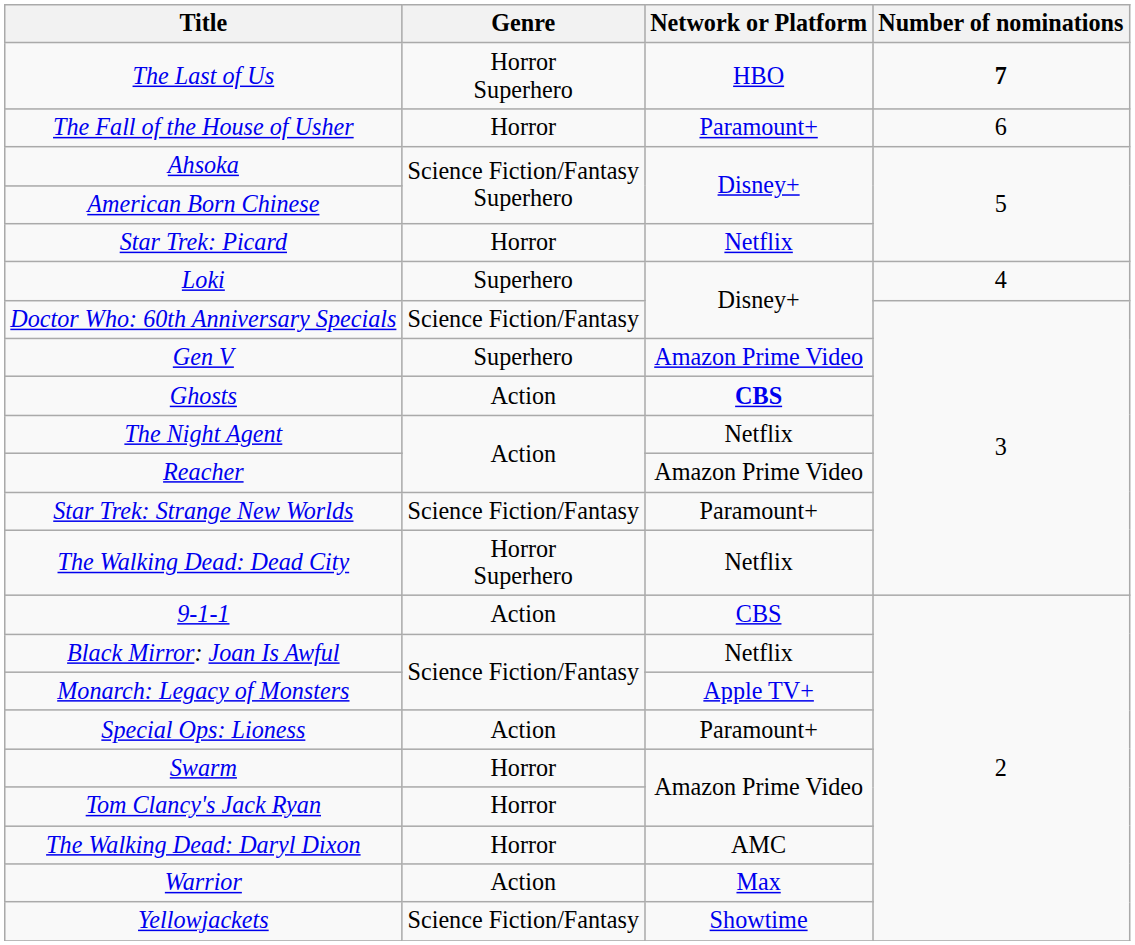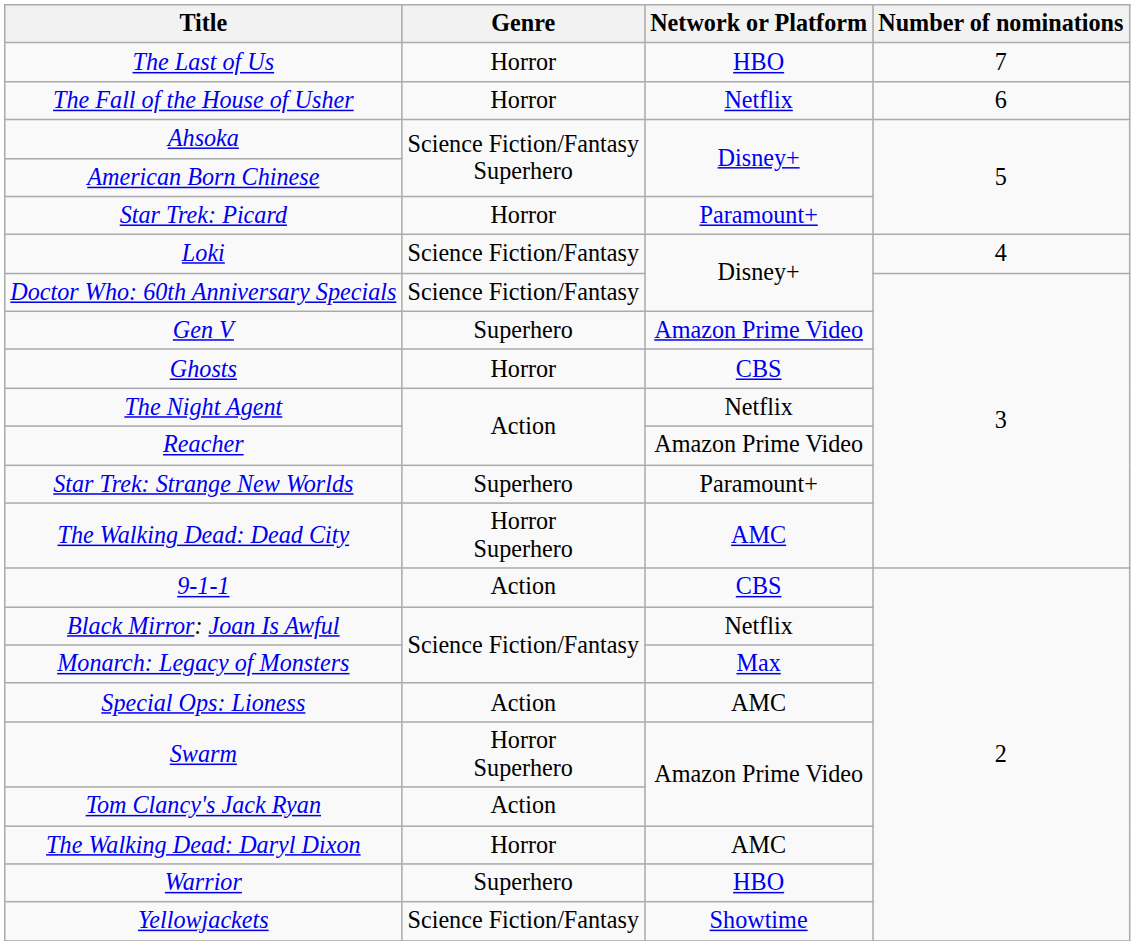(523, 75) Horror Superhero -> (523, 61) Horror
(1001, 75) bold -> (1001, 61) normal
(759, 127) Paramount+ -> (759, 100) Netflix
(759, 242) Netflix -> (759, 215) Paramount+
(523, 280) Superhero -> (523, 253) Science Fiction/Fantasy
(523, 395) Action -> (523, 368) Horror
(759, 395) bold -> (759, 368) normal
(523, 510) Science Fiction/Fantasy -> (523, 483) Superhero
(759, 562) Netflix -> (759, 535) AMC
(759, 691) Apple TV+ -> (759, 663) Max
(759, 729) Paramount+ -> (759, 702) AMC
(523, 767) Horror -> (523, 754) Horror Superhero
(523, 806) Horror -> (523, 806) Action
(523, 882) Action -> (523, 882) Superhero
(759, 882) Max -> (759, 882) HBO
